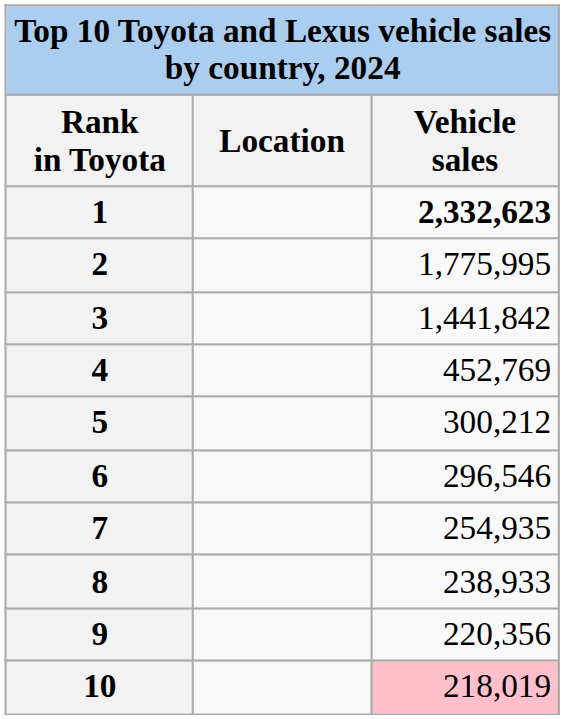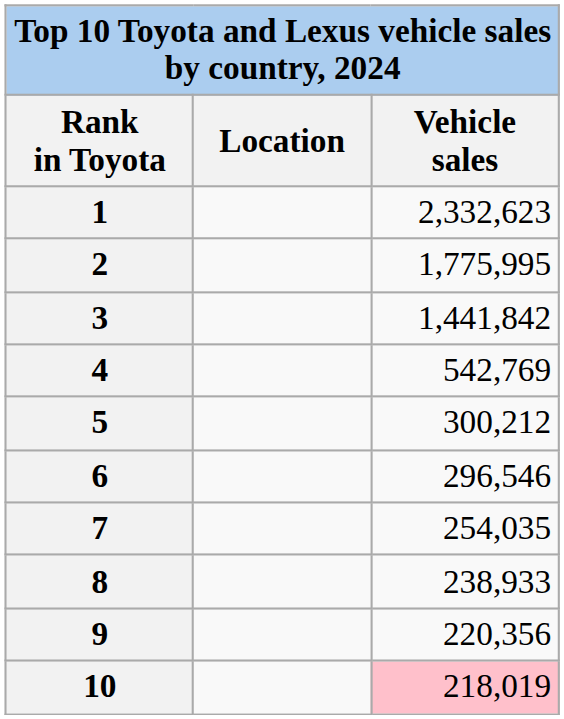(485, 211) bold -> (485, 211) normal
(497, 369) 452,769 -> (497, 369) 542,769
(497, 528) 254,935 -> (497, 528) 254,035
